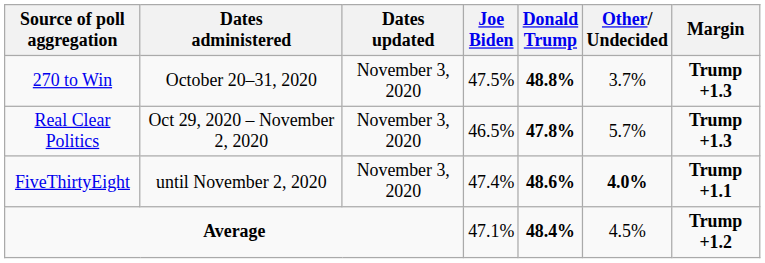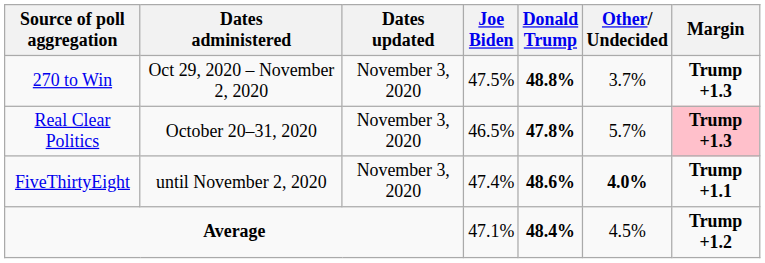(241, 80) October 20–31, 2020 -> (241, 80) Oct 29, 2020 – November 2, 2020
(241, 131) Oct 29, 2020 – November 2, 2020 -> (241, 131) October 20–31, 2020
(716, 131) no background -> (716, 131) pink background
